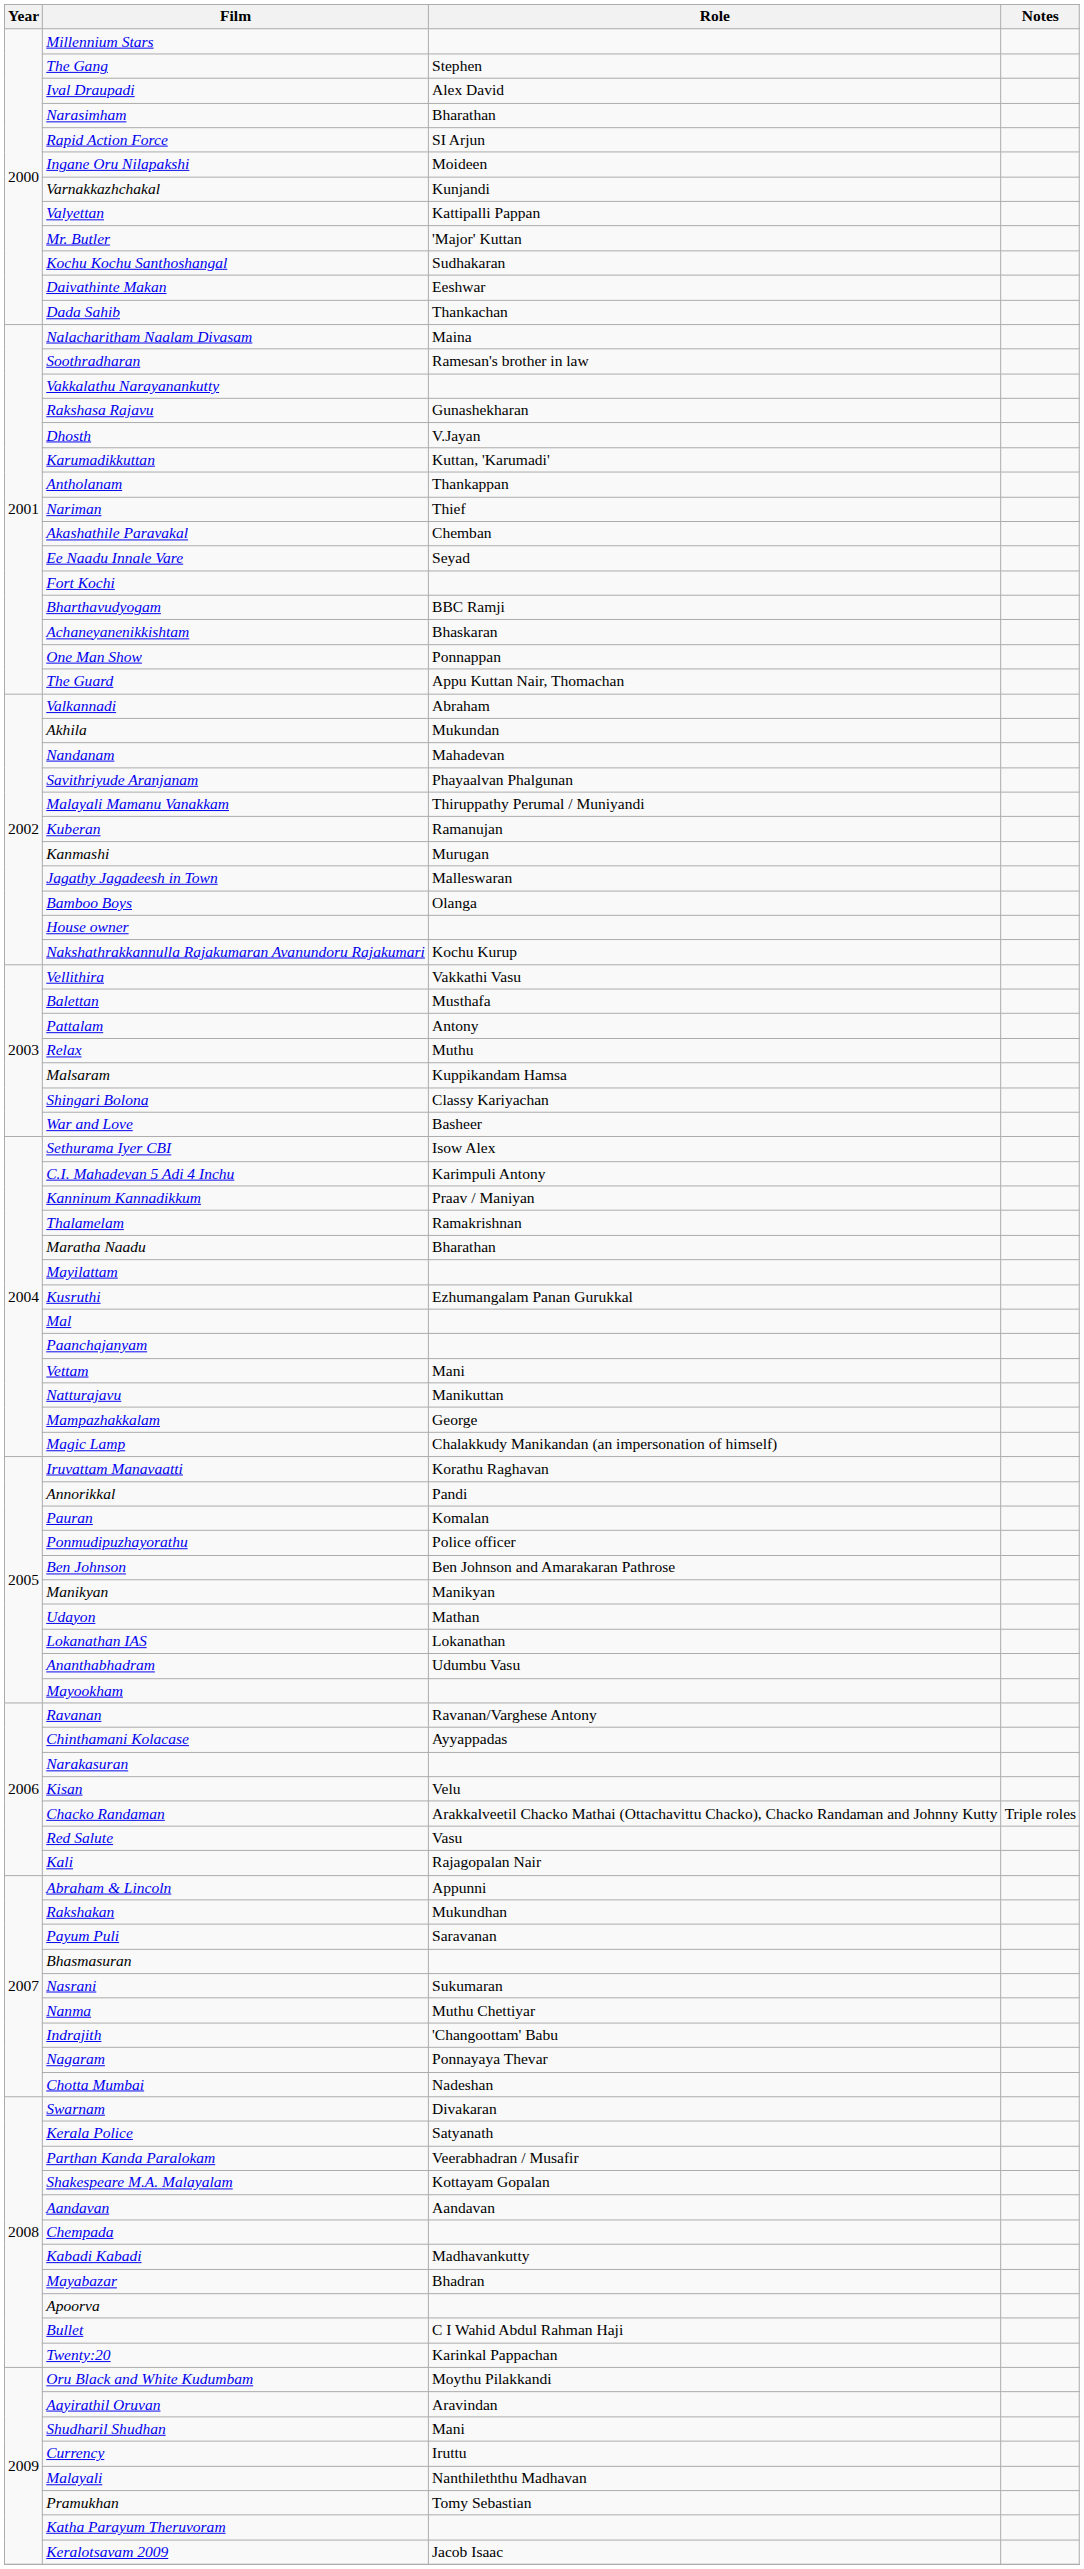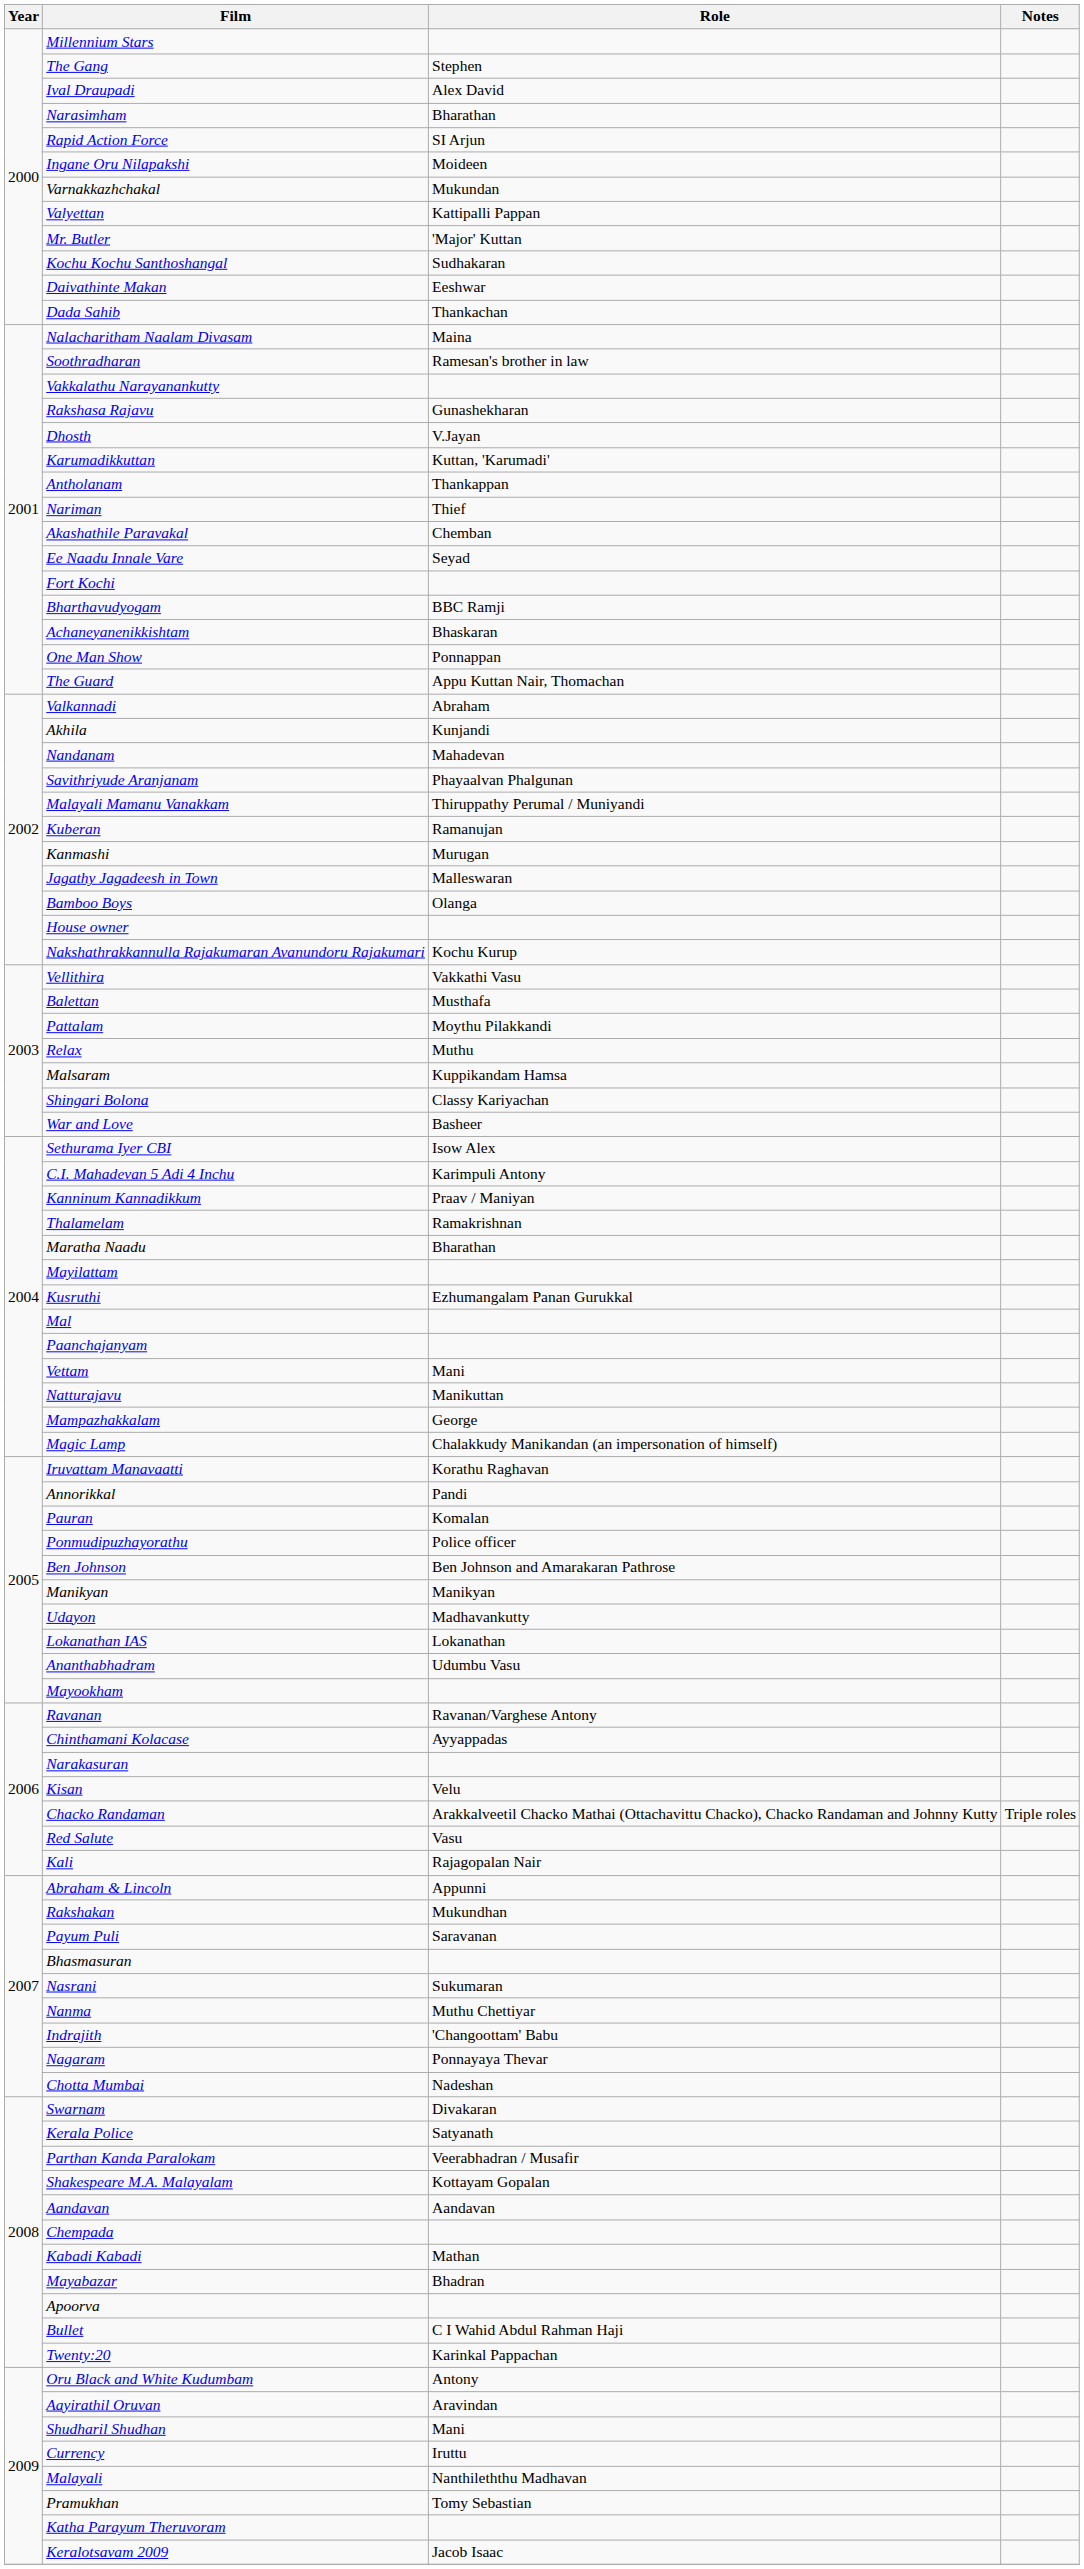(461, 189) Kunjandi -> (466, 189) Mukundan
(466, 730) Mukundan -> (461, 730) Kunjandi
(455, 1025) Antony -> (492, 1025) Moythu Pilakkandi
(456, 1616) Mathan -> (481, 1616) Madhavankutty
(481, 2256) Madhavankutty -> (456, 2256) Mathan
(492, 2379) Moythu Pilakkandi -> (455, 2379) Antony
